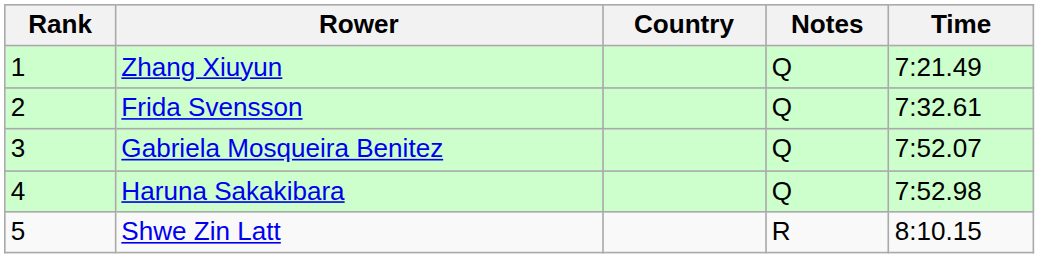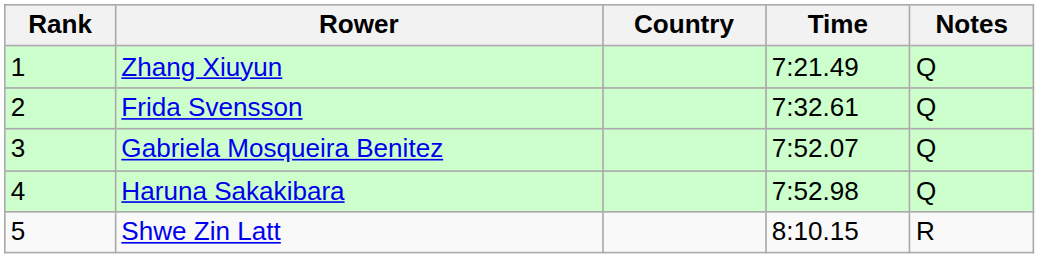columns swapped: (961, 25) <-> (827, 25)
